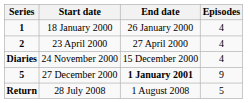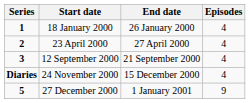+ row: (80, 59)
(160, 75) bold -> (162, 91) normal
- row: (80, 91)
